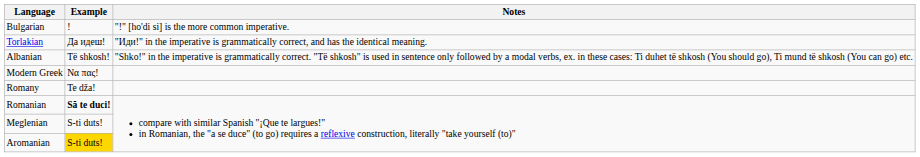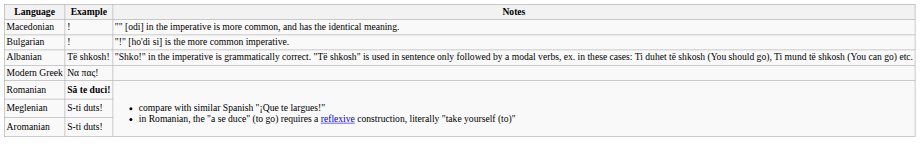+ row: (30, 27)
- row: (25, 42)
- row: (23, 88)
(85, 142) gold background -> (85, 127) no background
